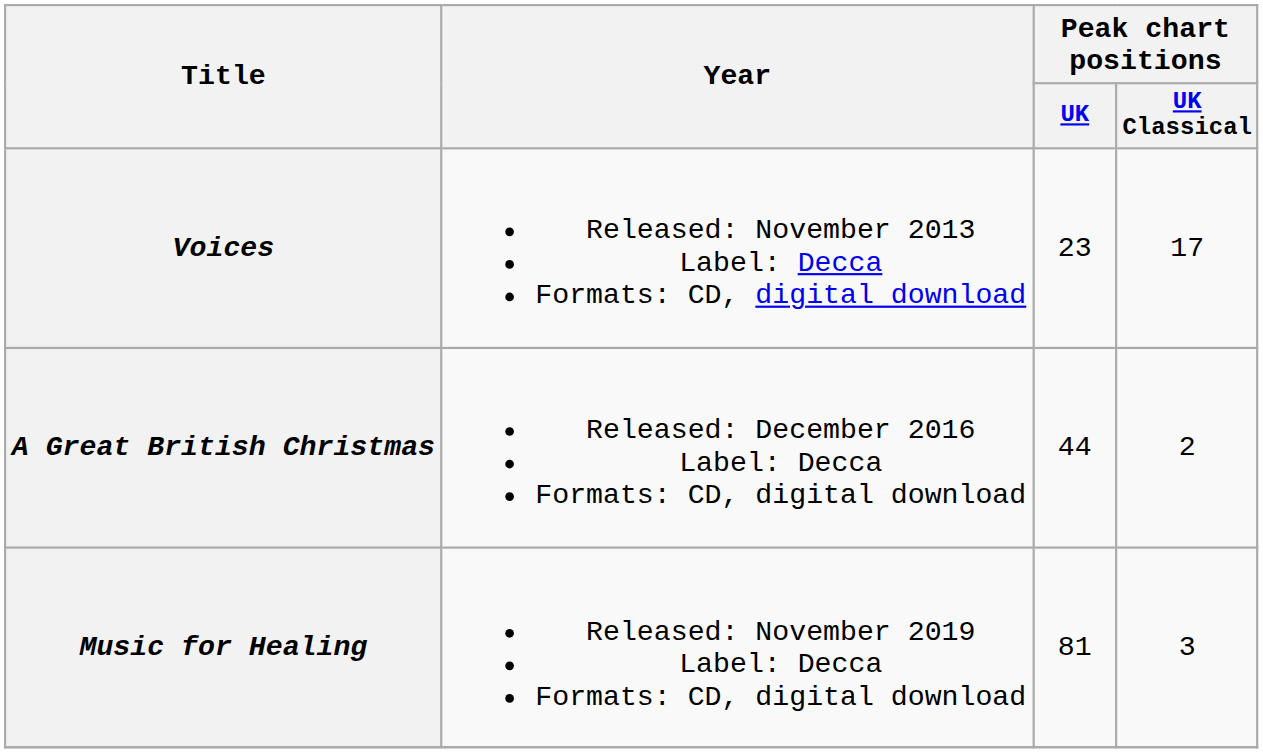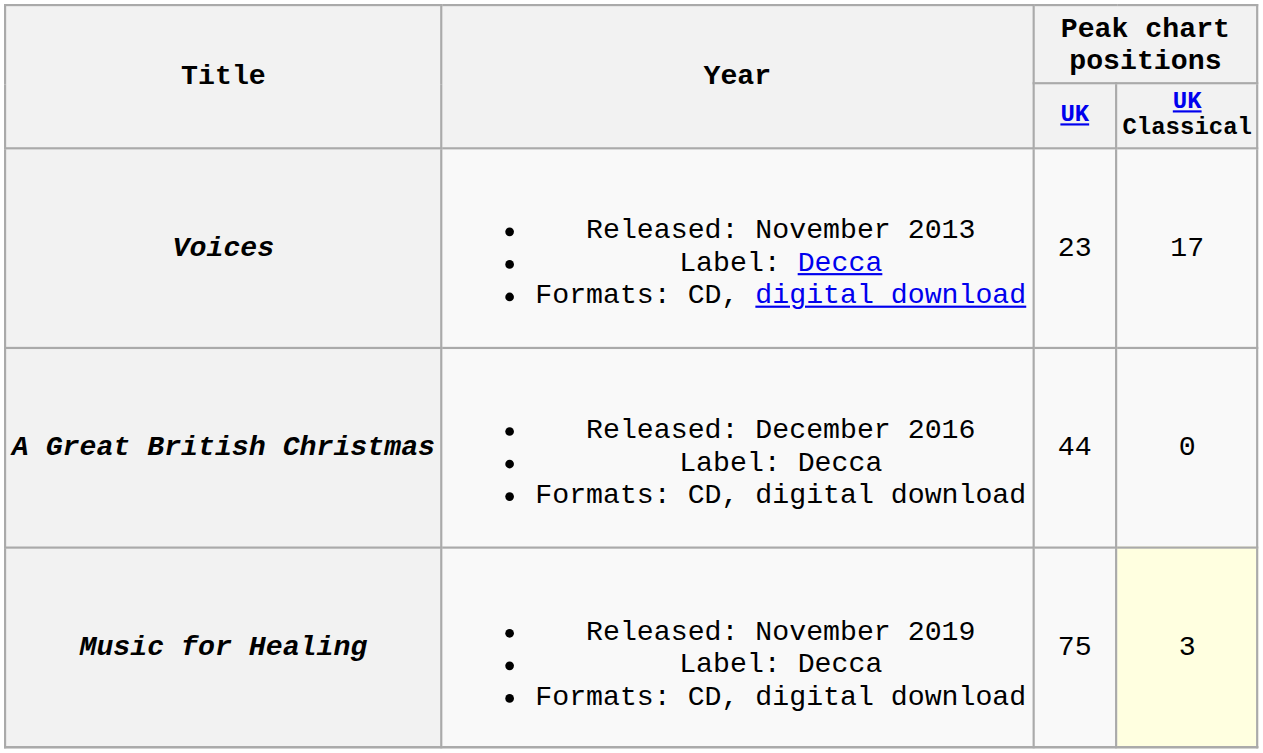(1187, 447) 2 -> (1187, 447) 0
(1075, 648) 81 -> (1075, 648) 75
(1187, 648) no background -> (1187, 648) lightyellow background
